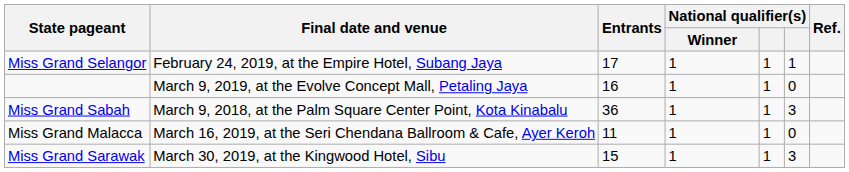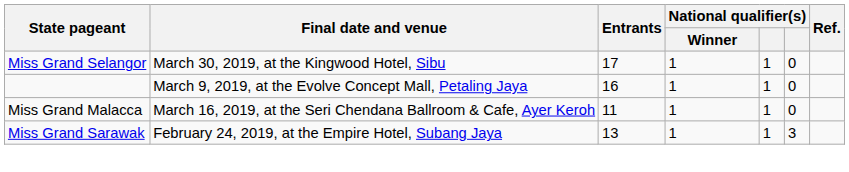(328, 63) February 24, 2019, at the Empire Hotel, Subang Jaya -> (299, 63) March 30, 2019, at the Kingwood Hotel, Sibu
(792, 63) 1 -> (792, 63) 0
- row: (69, 110)
(299, 156) March 30, 2019, at the Kingwood Hotel, Sibu -> (328, 133) February 24, 2019, at the Empire Hotel, Subang Jaya
(610, 156) 15 -> (610, 133) 13
